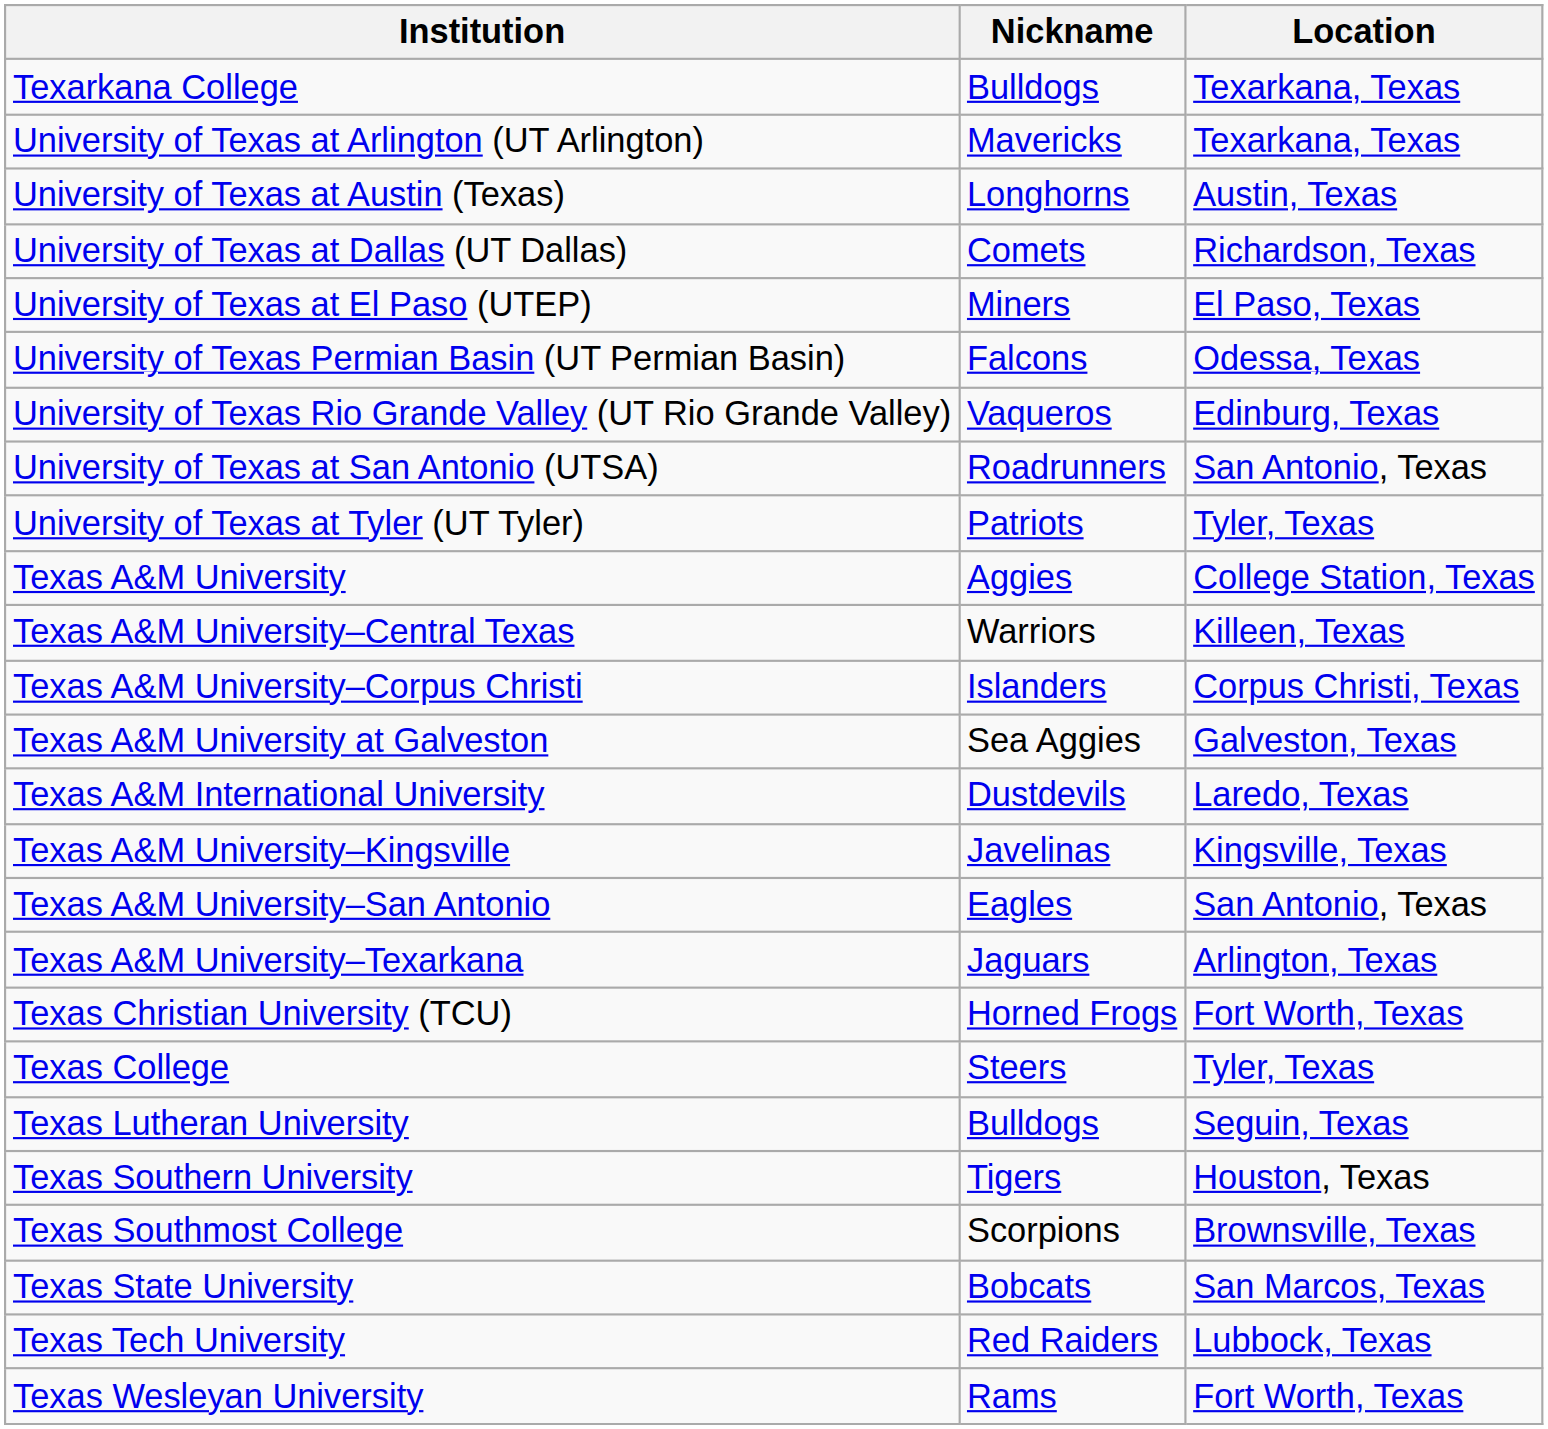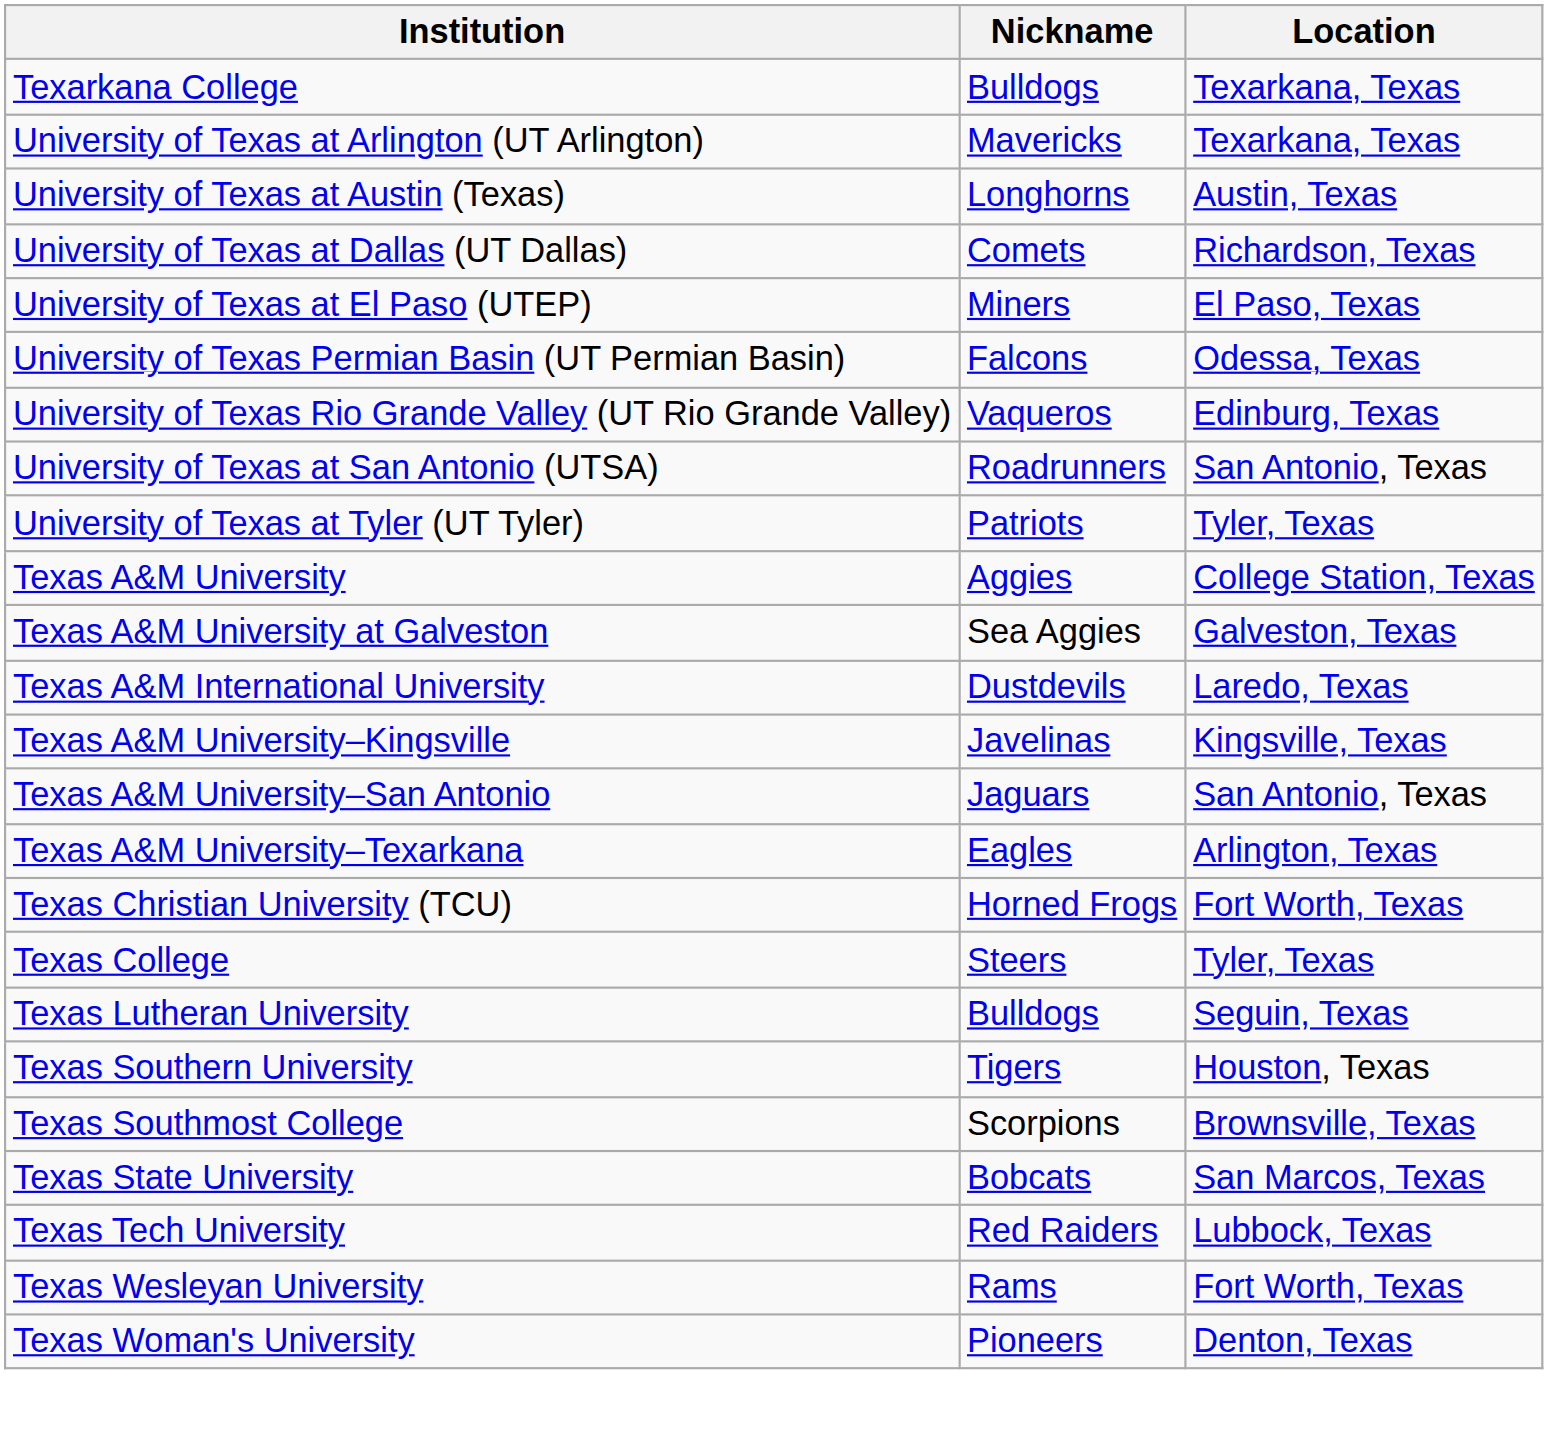- row: (294, 631)
- row: (298, 686)
(1020, 904) Eagles -> (1028, 795) Jaguars
(1028, 959) Jaguars -> (1020, 850) Eagles
+ row: (214, 1341)
